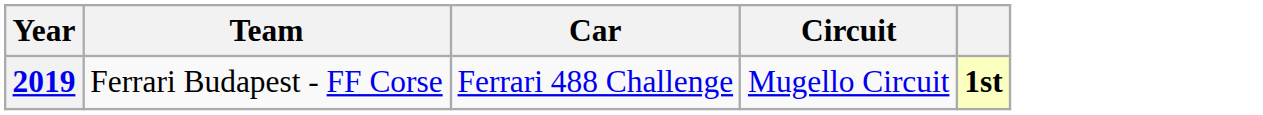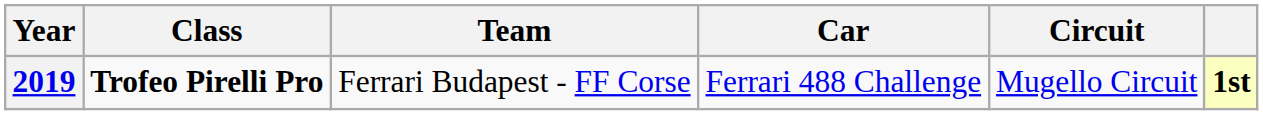+ column: (207, 30)
